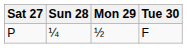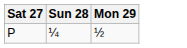- column: (160, 14)
